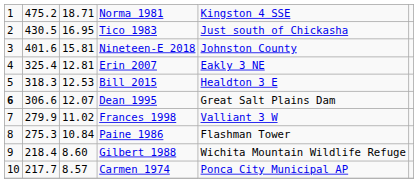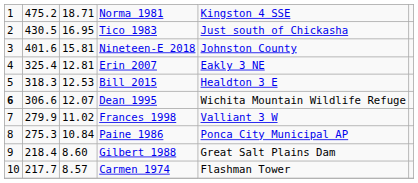(268, 100) Great Salt Plains Dam -> (303, 100) Wichita Mountain Wildlife Refuge
(245, 135) Flashman Tower -> (274, 135) Ponca City Municipal AP
(303, 152) Wichita Mountain Wildlife Refuge -> (268, 152) Great Salt Plains Dam
(274, 169) Ponca City Municipal AP -> (245, 169) Flashman Tower
